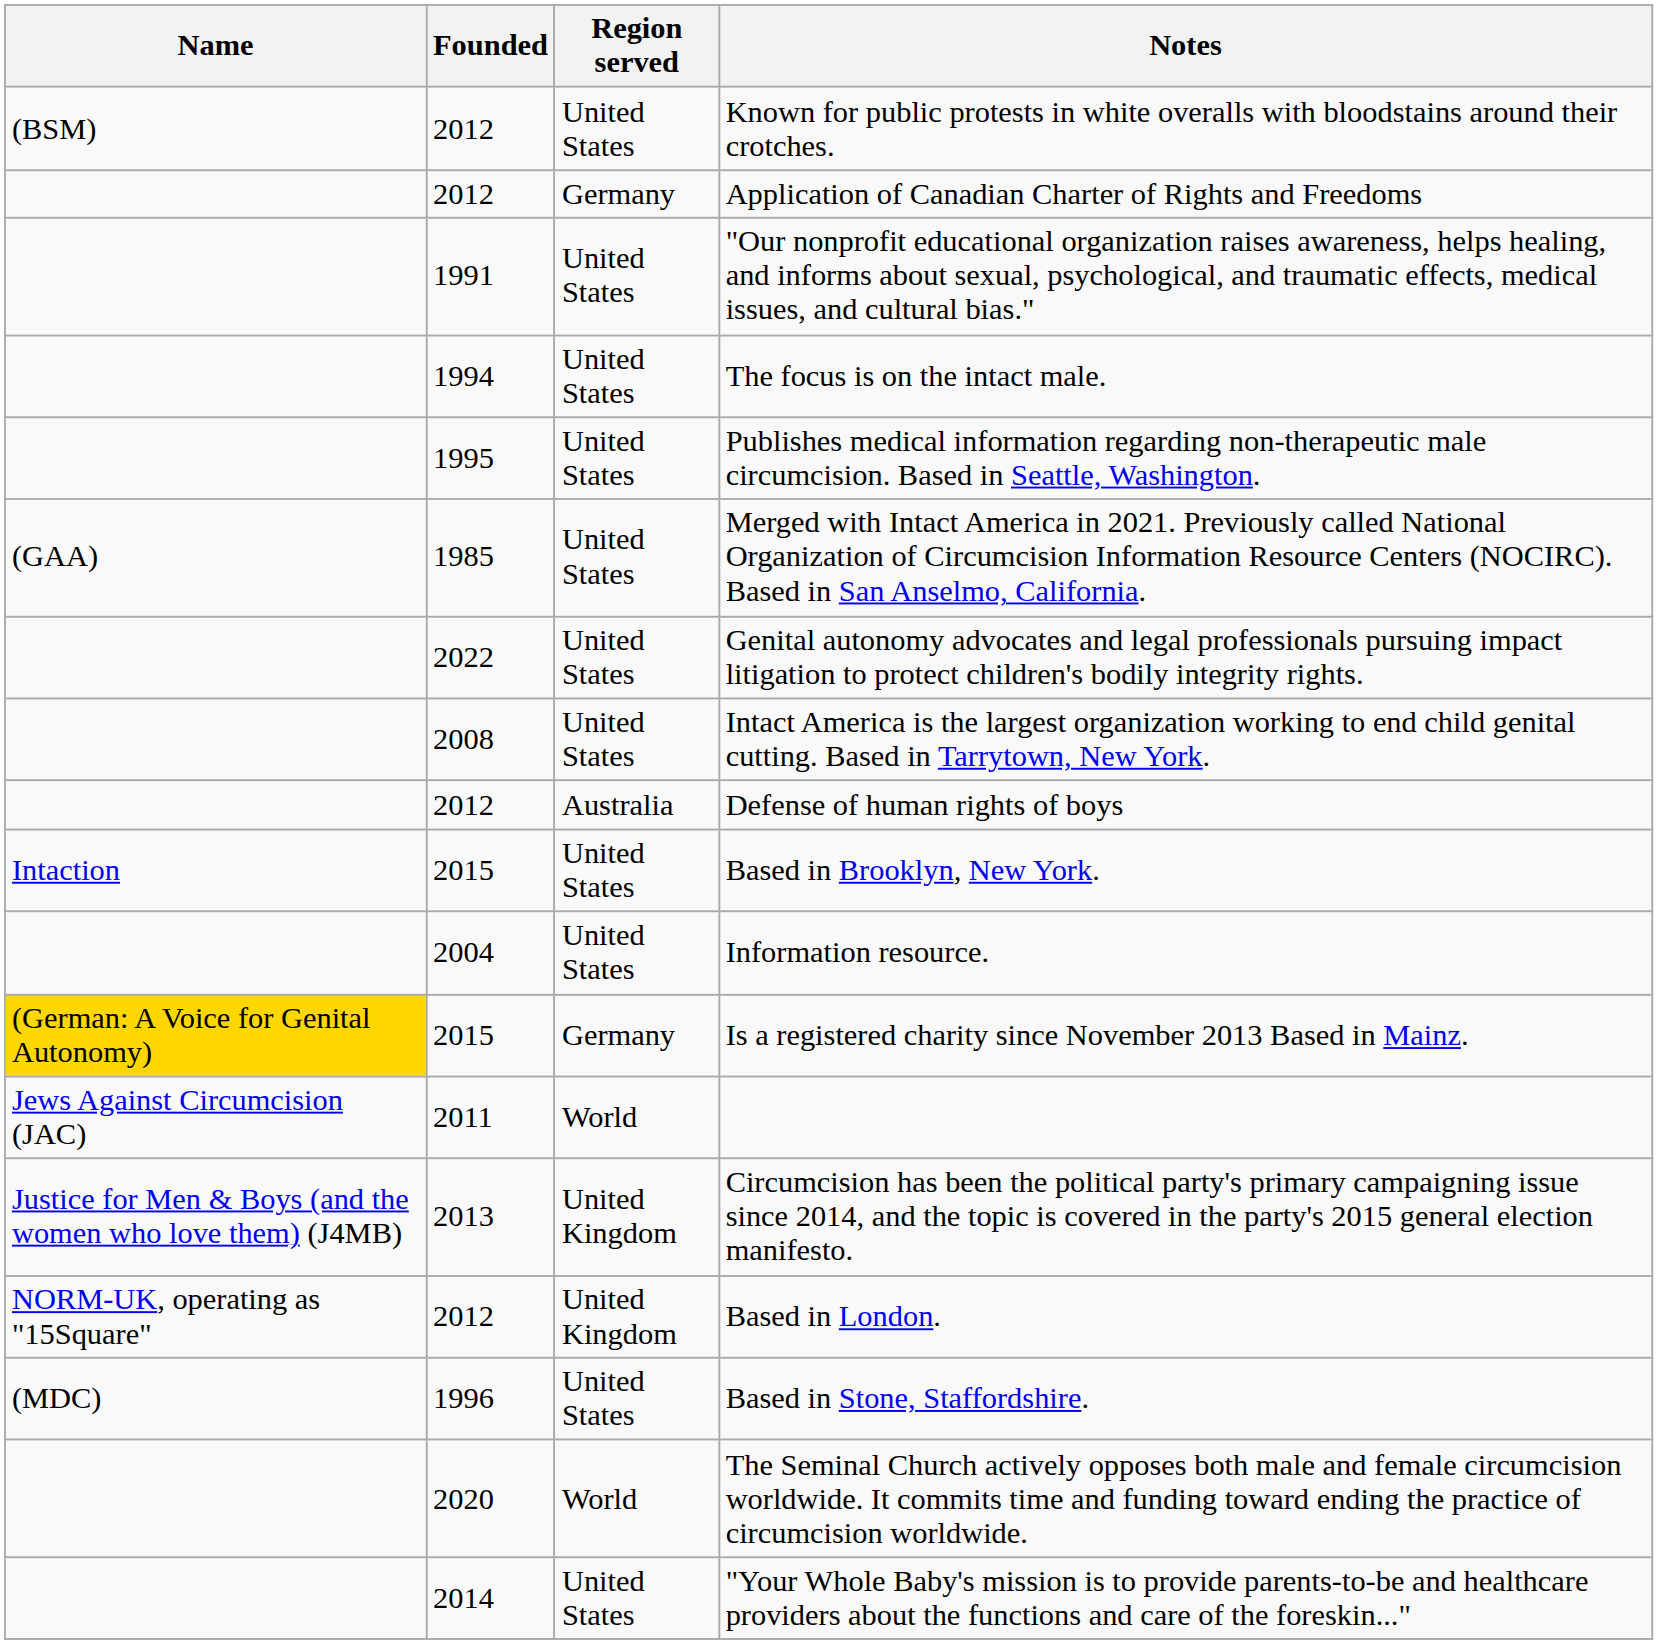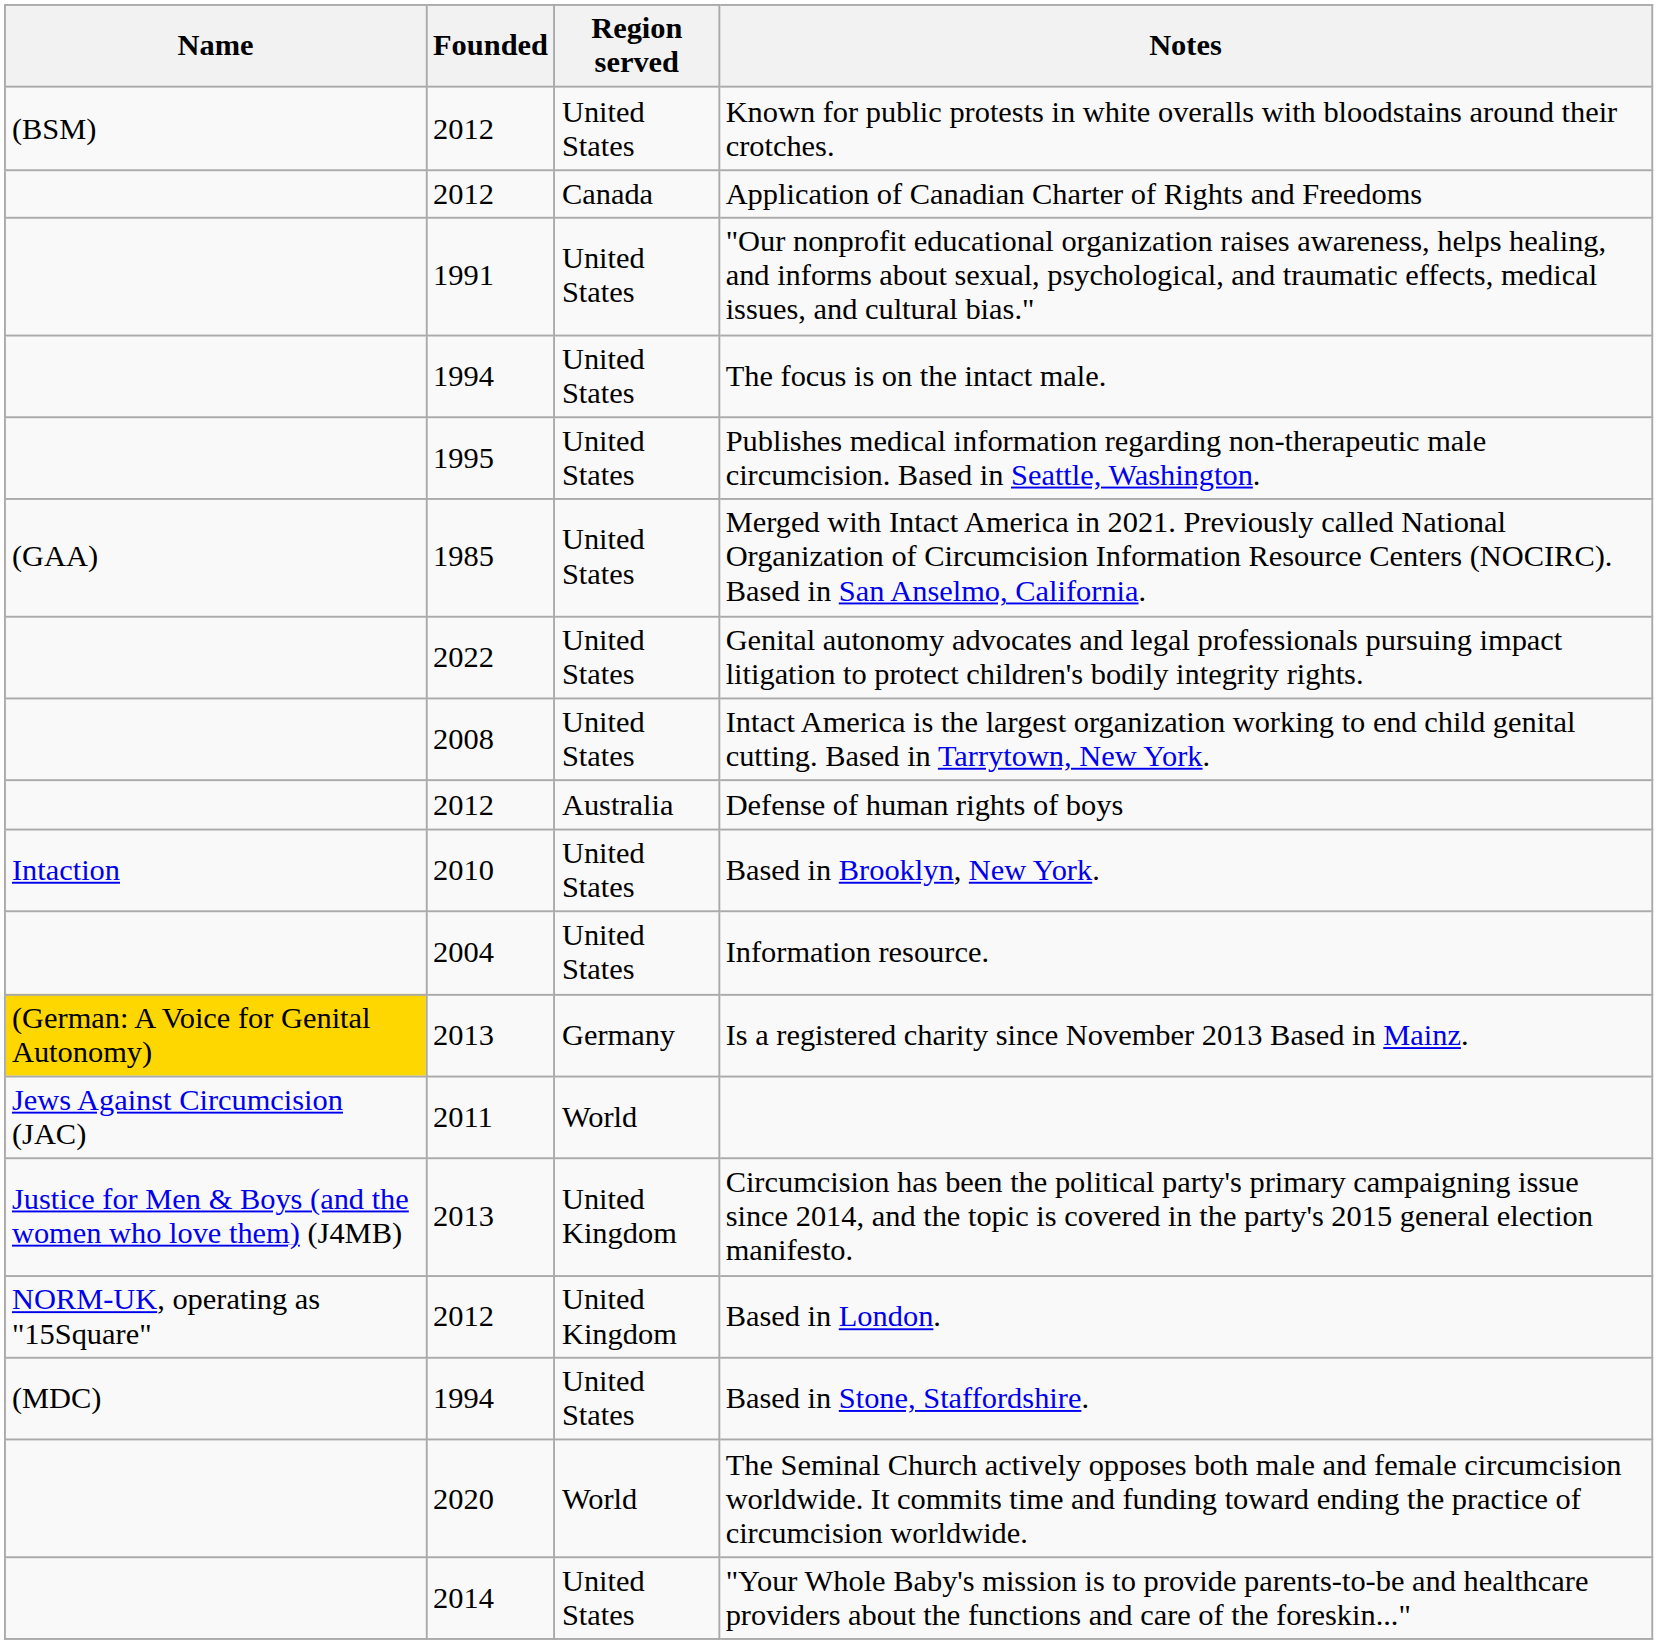(619, 193) Germany -> (608, 193) Canada
(463, 869) 2015 -> (463, 869) 2010
(463, 1034) 2015 -> (463, 1034) 2013
(463, 1398) 1996 -> (463, 1398) 1994
